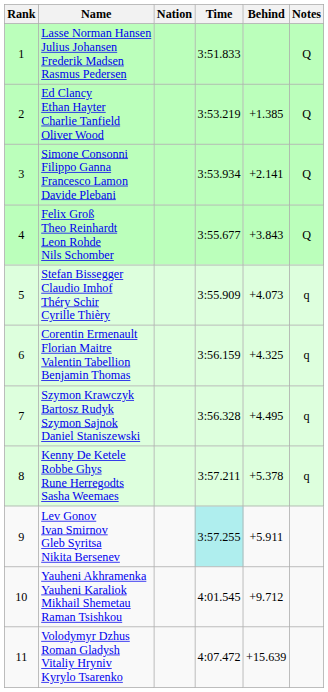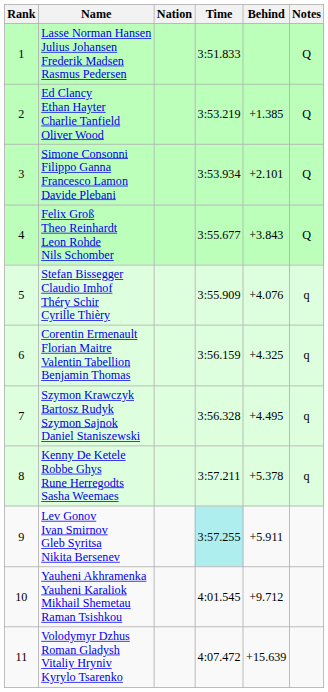(266, 174) +2.141 -> (266, 174) +2.101
(266, 295) +4.073 -> (266, 295) +4.076
